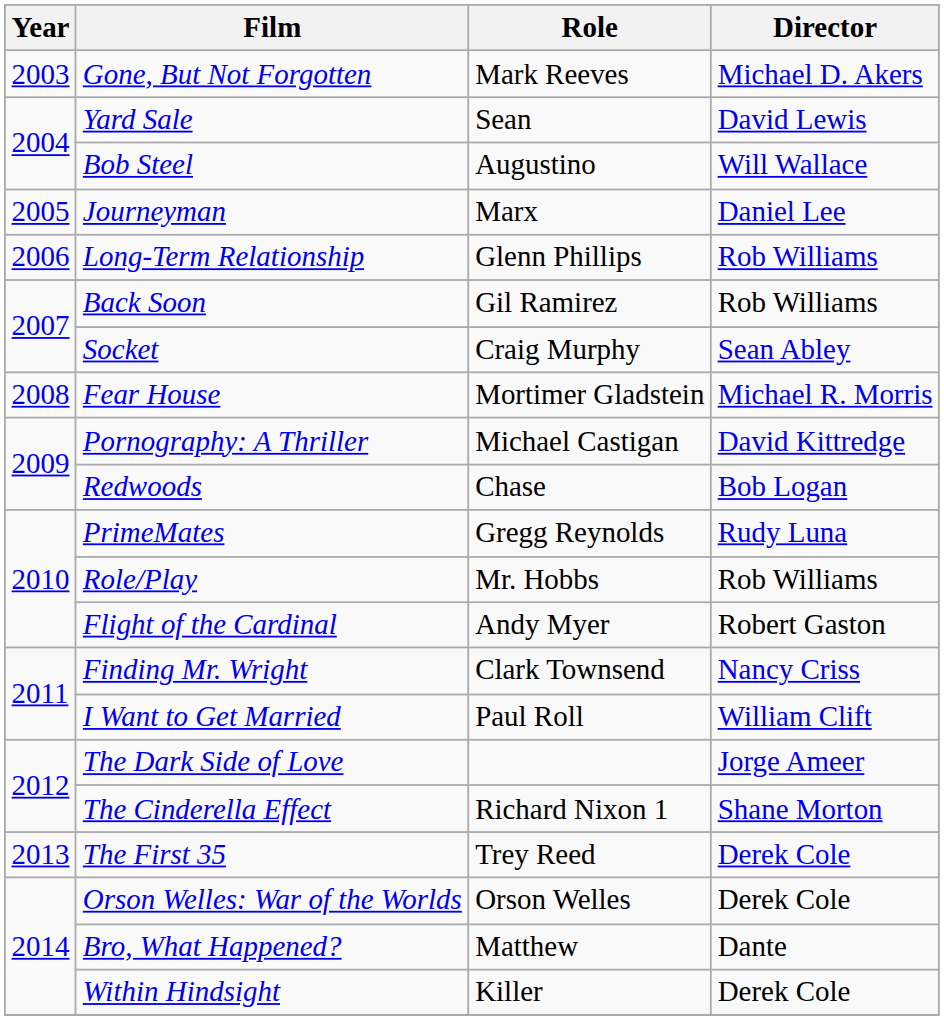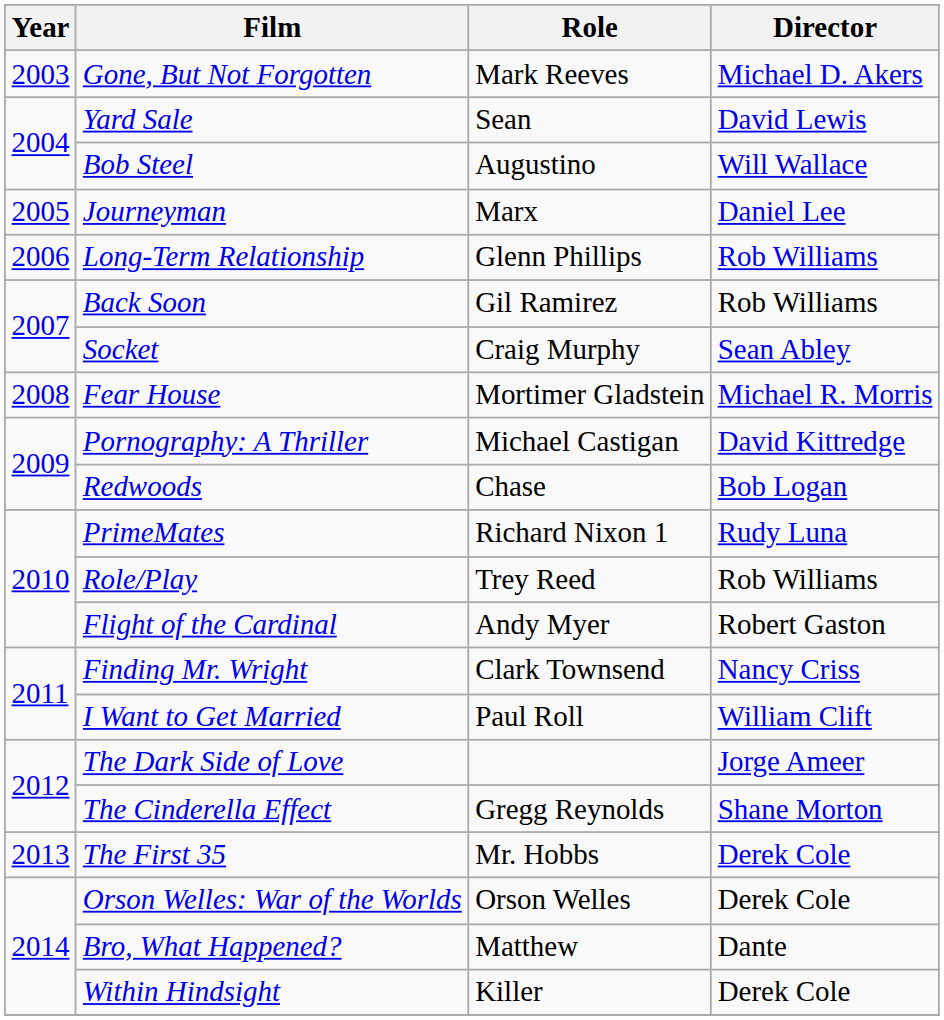(570, 532) Gregg Reynolds -> (572, 532) Richard Nixon 1
(537, 578) Mr. Hobbs -> (535, 578) Trey Reed
(572, 808) Richard Nixon 1 -> (570, 808) Gregg Reynolds
(535, 854) Trey Reed -> (537, 854) Mr. Hobbs
